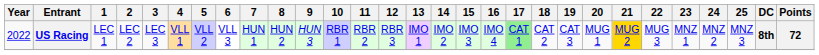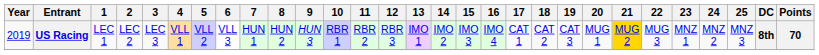(19, 35) 2022 -> (19, 35) 2019
(519, 35) lightgreen background -> (519, 35) no background
(795, 35) 72 -> (795, 35) 70
